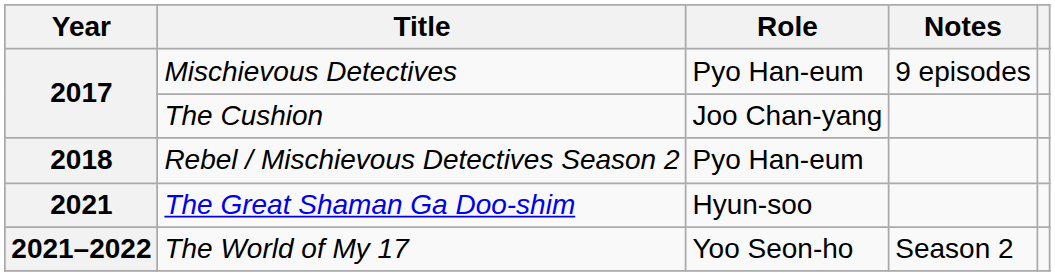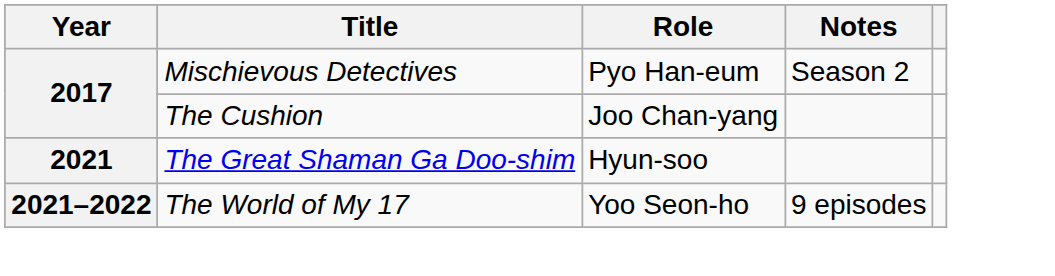(963, 71) 9 episodes -> (850, 71) Season 2
- row: (422, 159)
(954, 248) Season 2 -> (859, 204) 9 episodes
